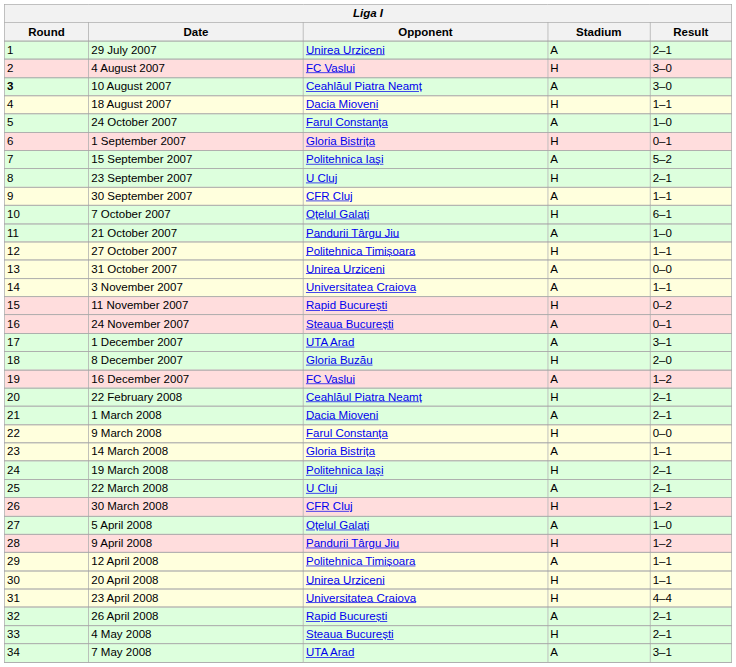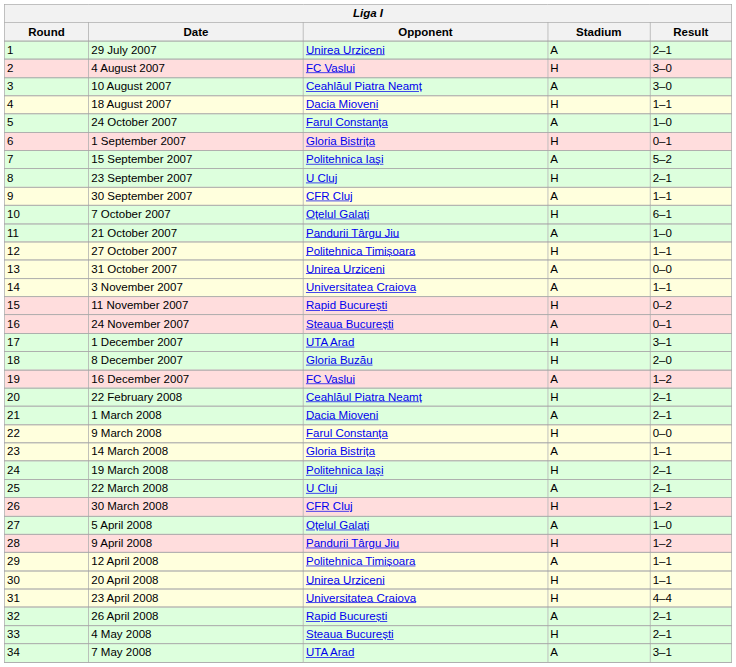(10, 86) bold -> (10, 86) normal
(554, 342) A -> (554, 342) H
